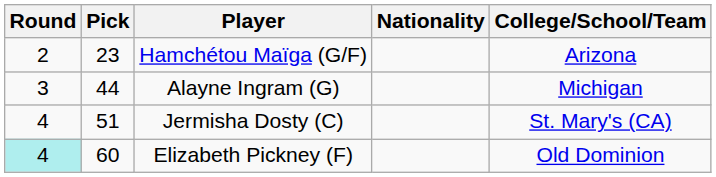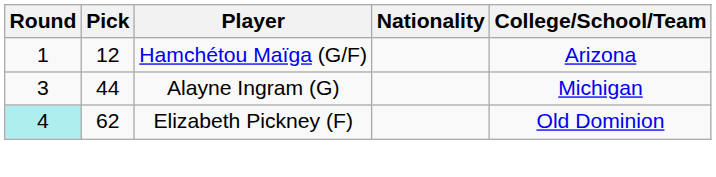(43, 54) 2 -> (43, 54) 1
(108, 54) 23 -> (108, 54) 12
- row: (253, 121)
(108, 155) 60 -> (108, 121) 62
